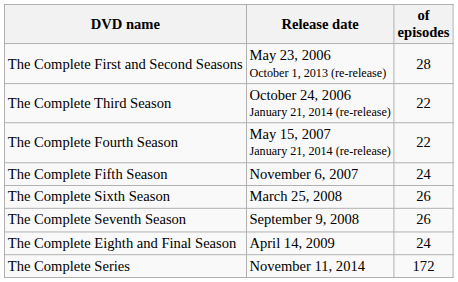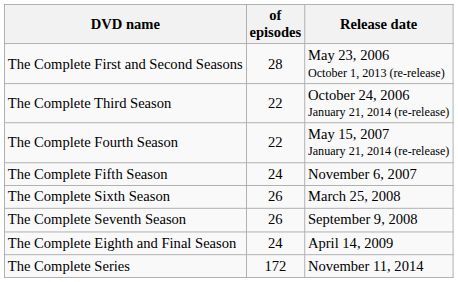columns swapped: (424, 24) <-> (320, 24)
